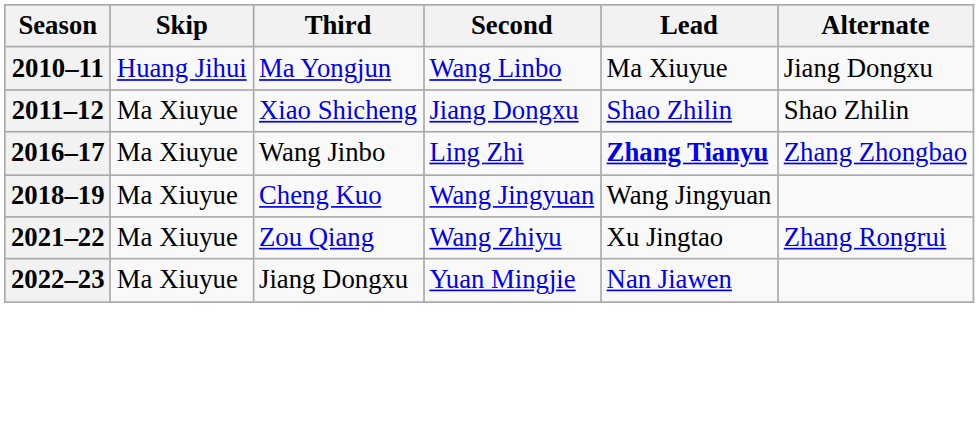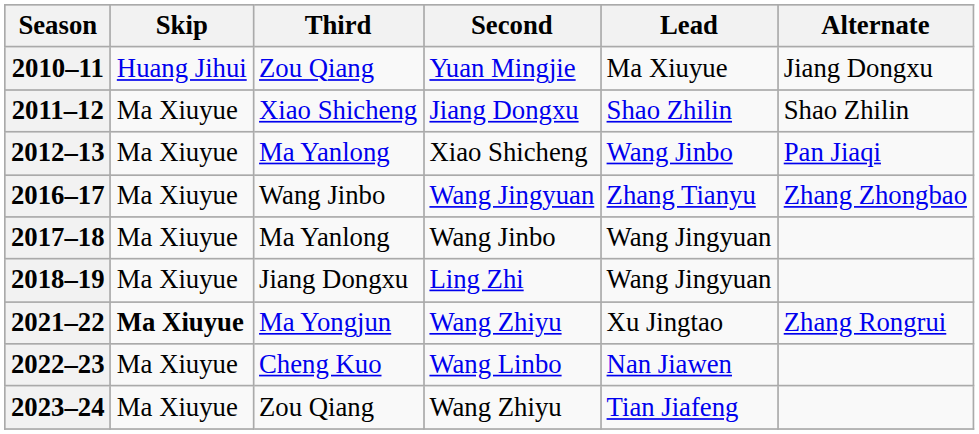(325, 68) Ma Yongjun -> (317, 68) Zou Qiang
(496, 68) Wang Linbo -> (503, 68) Yuan Mingjie
+ row: (58, 152)
(477, 152) Ling Zhi -> (512, 195) Wang Jingyuan
(687, 152) bold -> (681, 195) normal
+ row: (58, 237)
(320, 195) Cheng Kuo -> (334, 279) Jiang Dongxu
(512, 195) Wang Jingyuan -> (477, 279) Ling Zhi
(177, 237) normal -> (180, 322) bold
(317, 237) Zou Qiang -> (325, 322) Ma Yongjun
(334, 279) Jiang Dongxu -> (320, 364) Cheng Kuo
(503, 279) Yuan Mingjie -> (496, 364) Wang Linbo
+ row: (58, 407)
